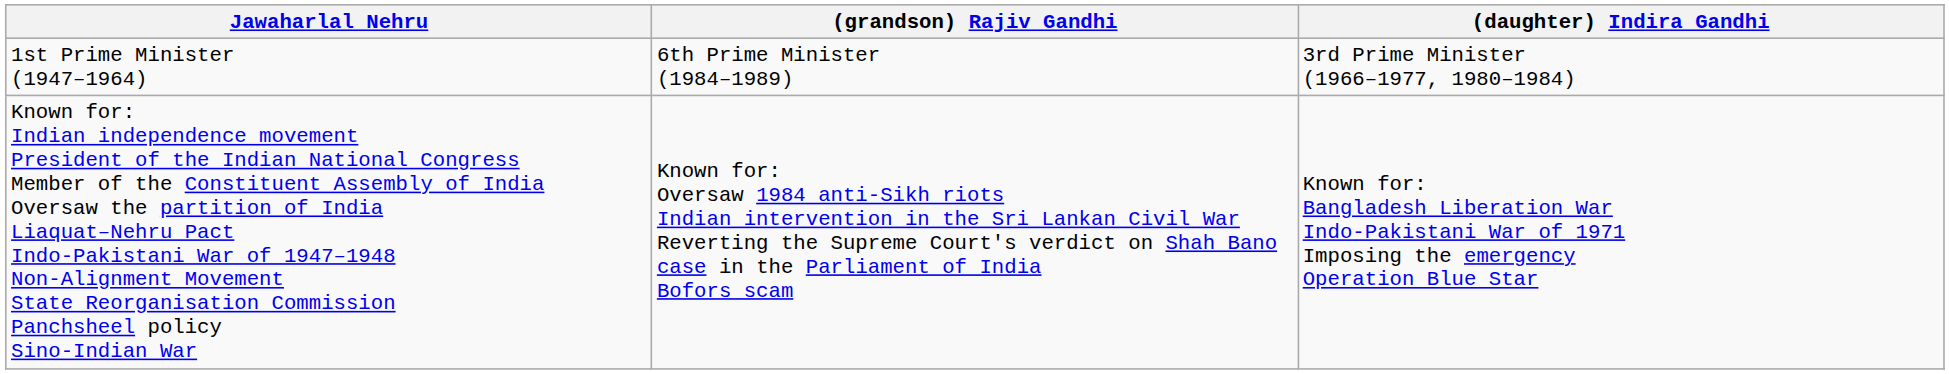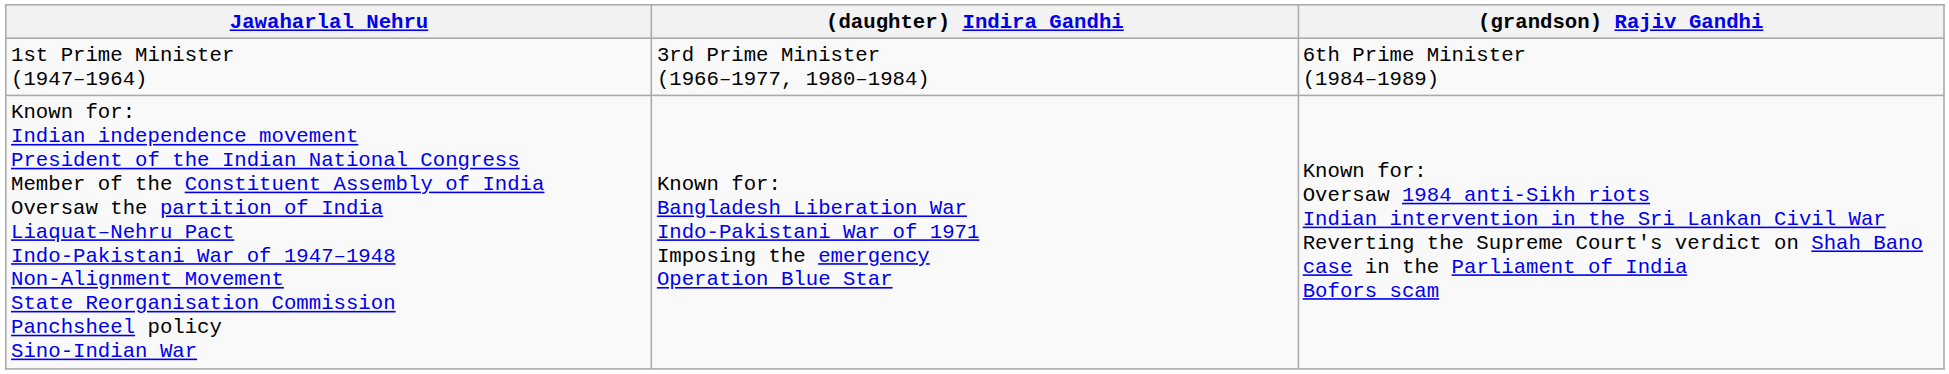columns swapped: (1621, 22) <-> (975, 22)
